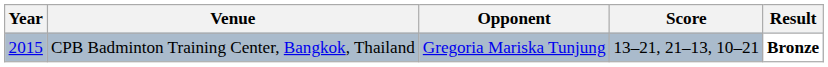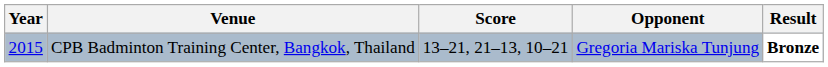columns swapped: (514, 19) <-> (686, 19)
